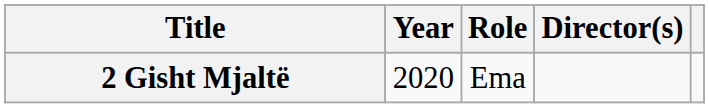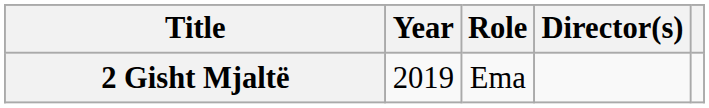(423, 77) 2020 -> (423, 77) 2019
